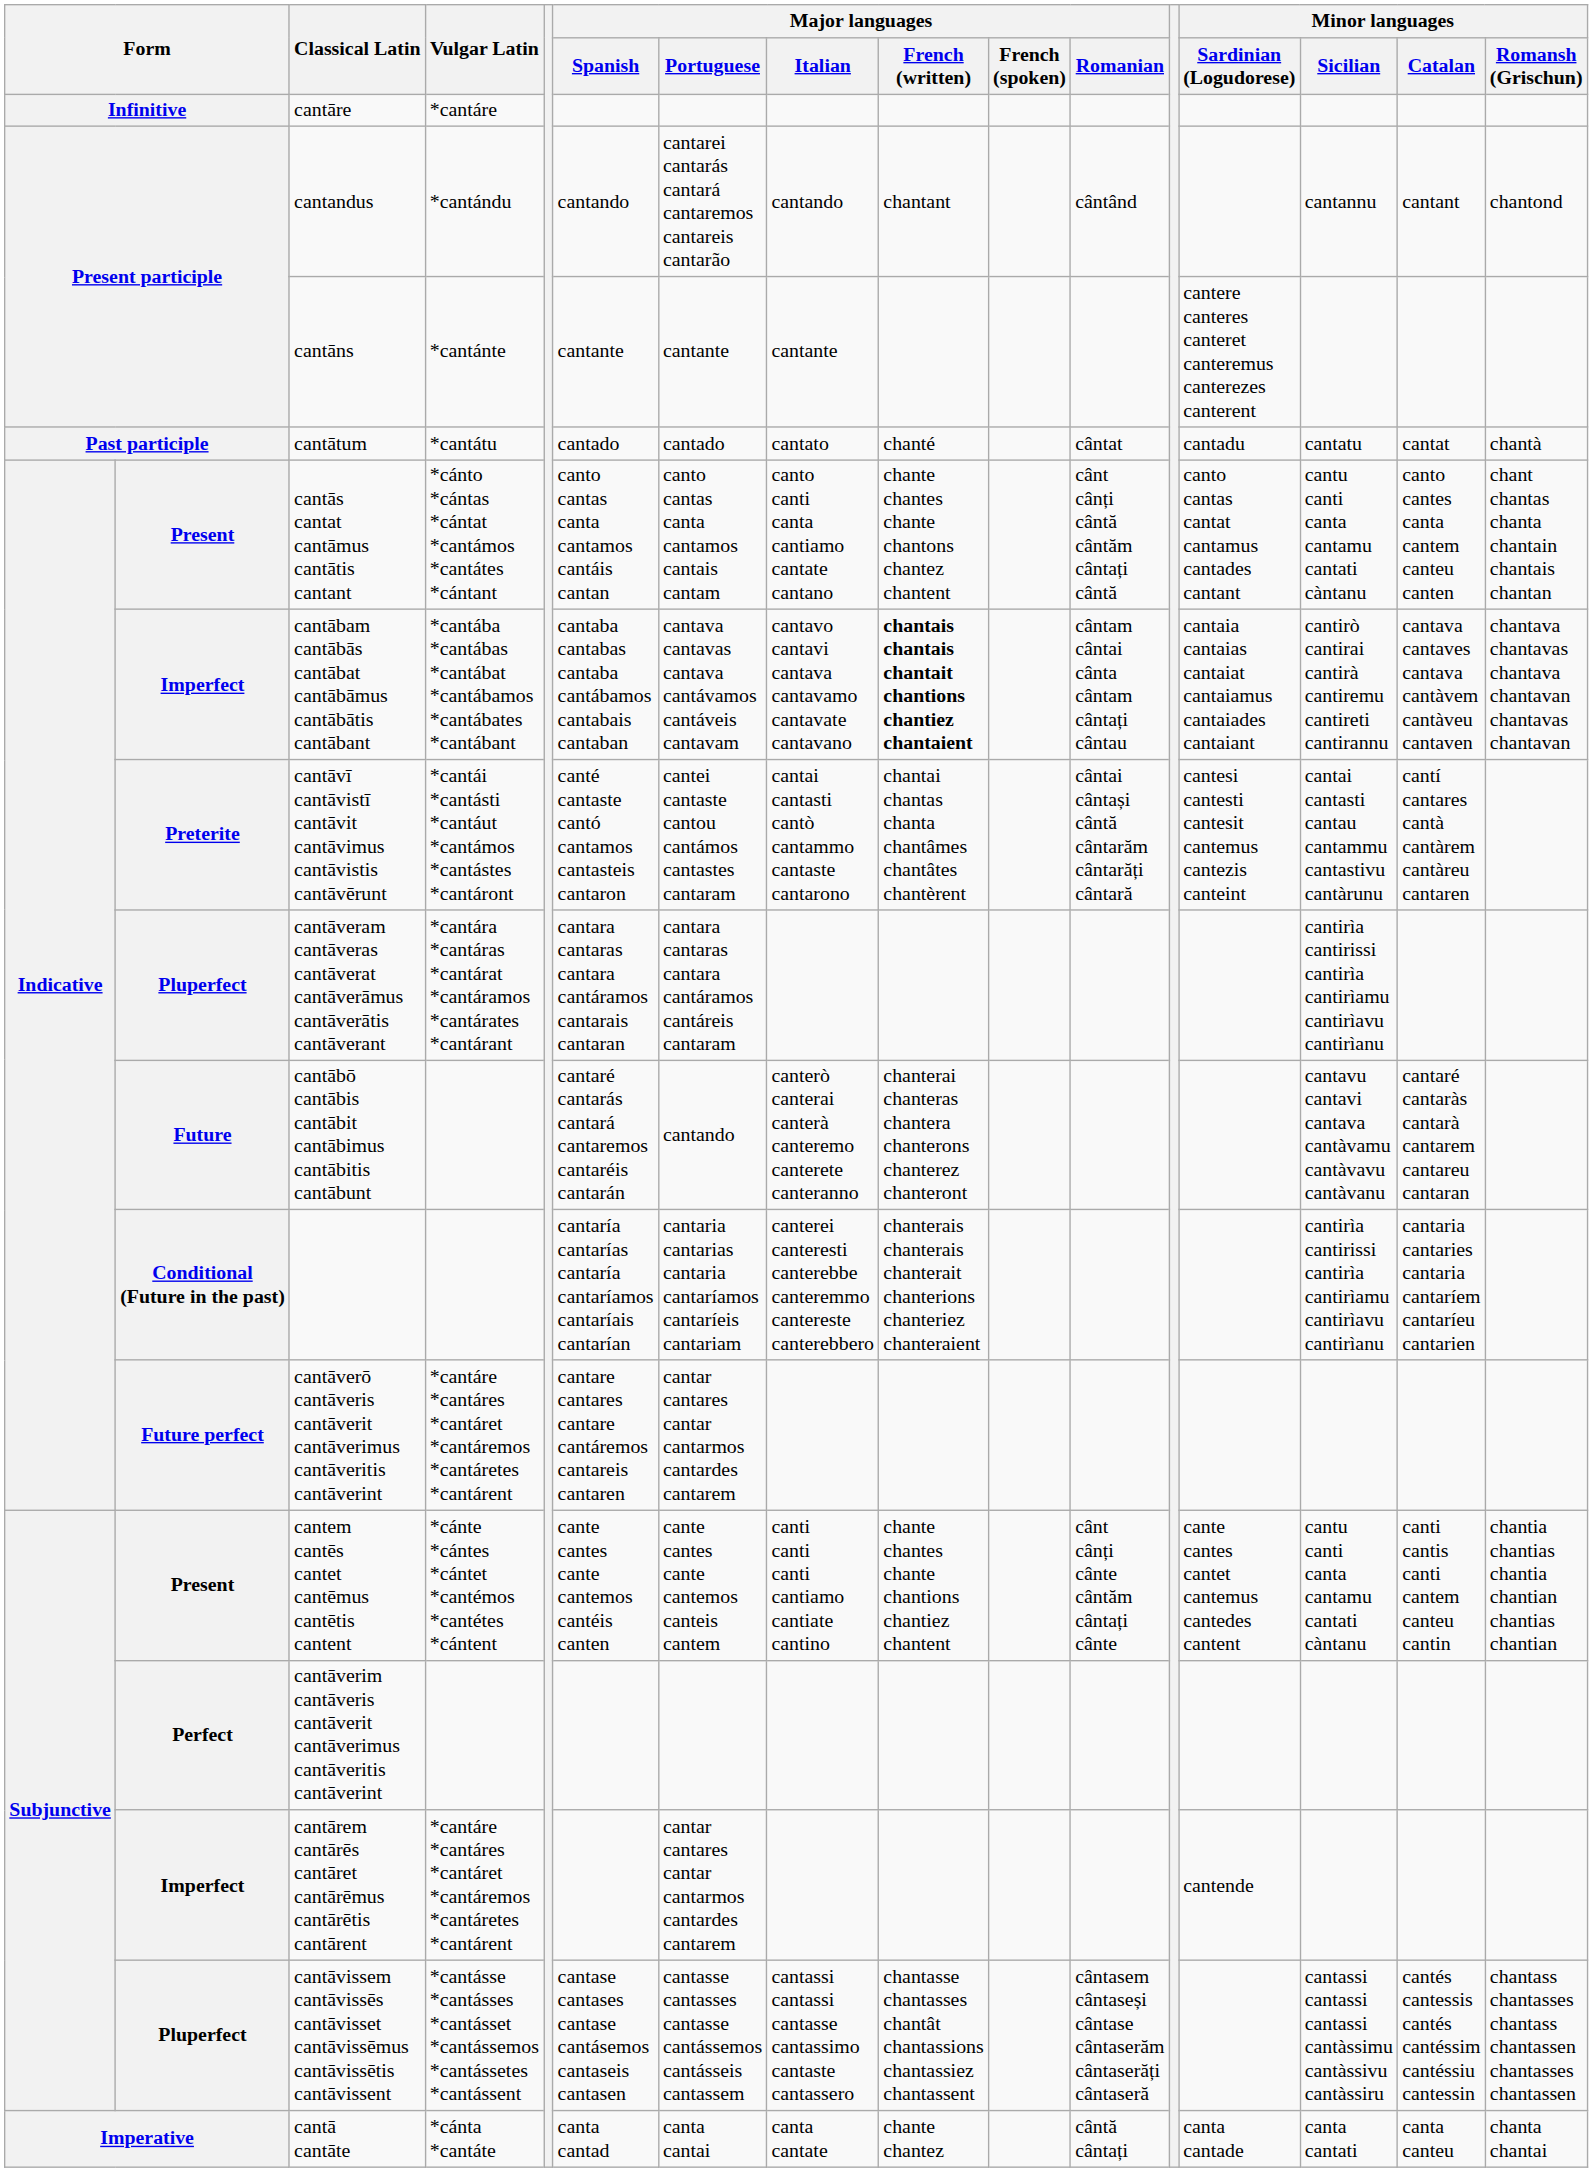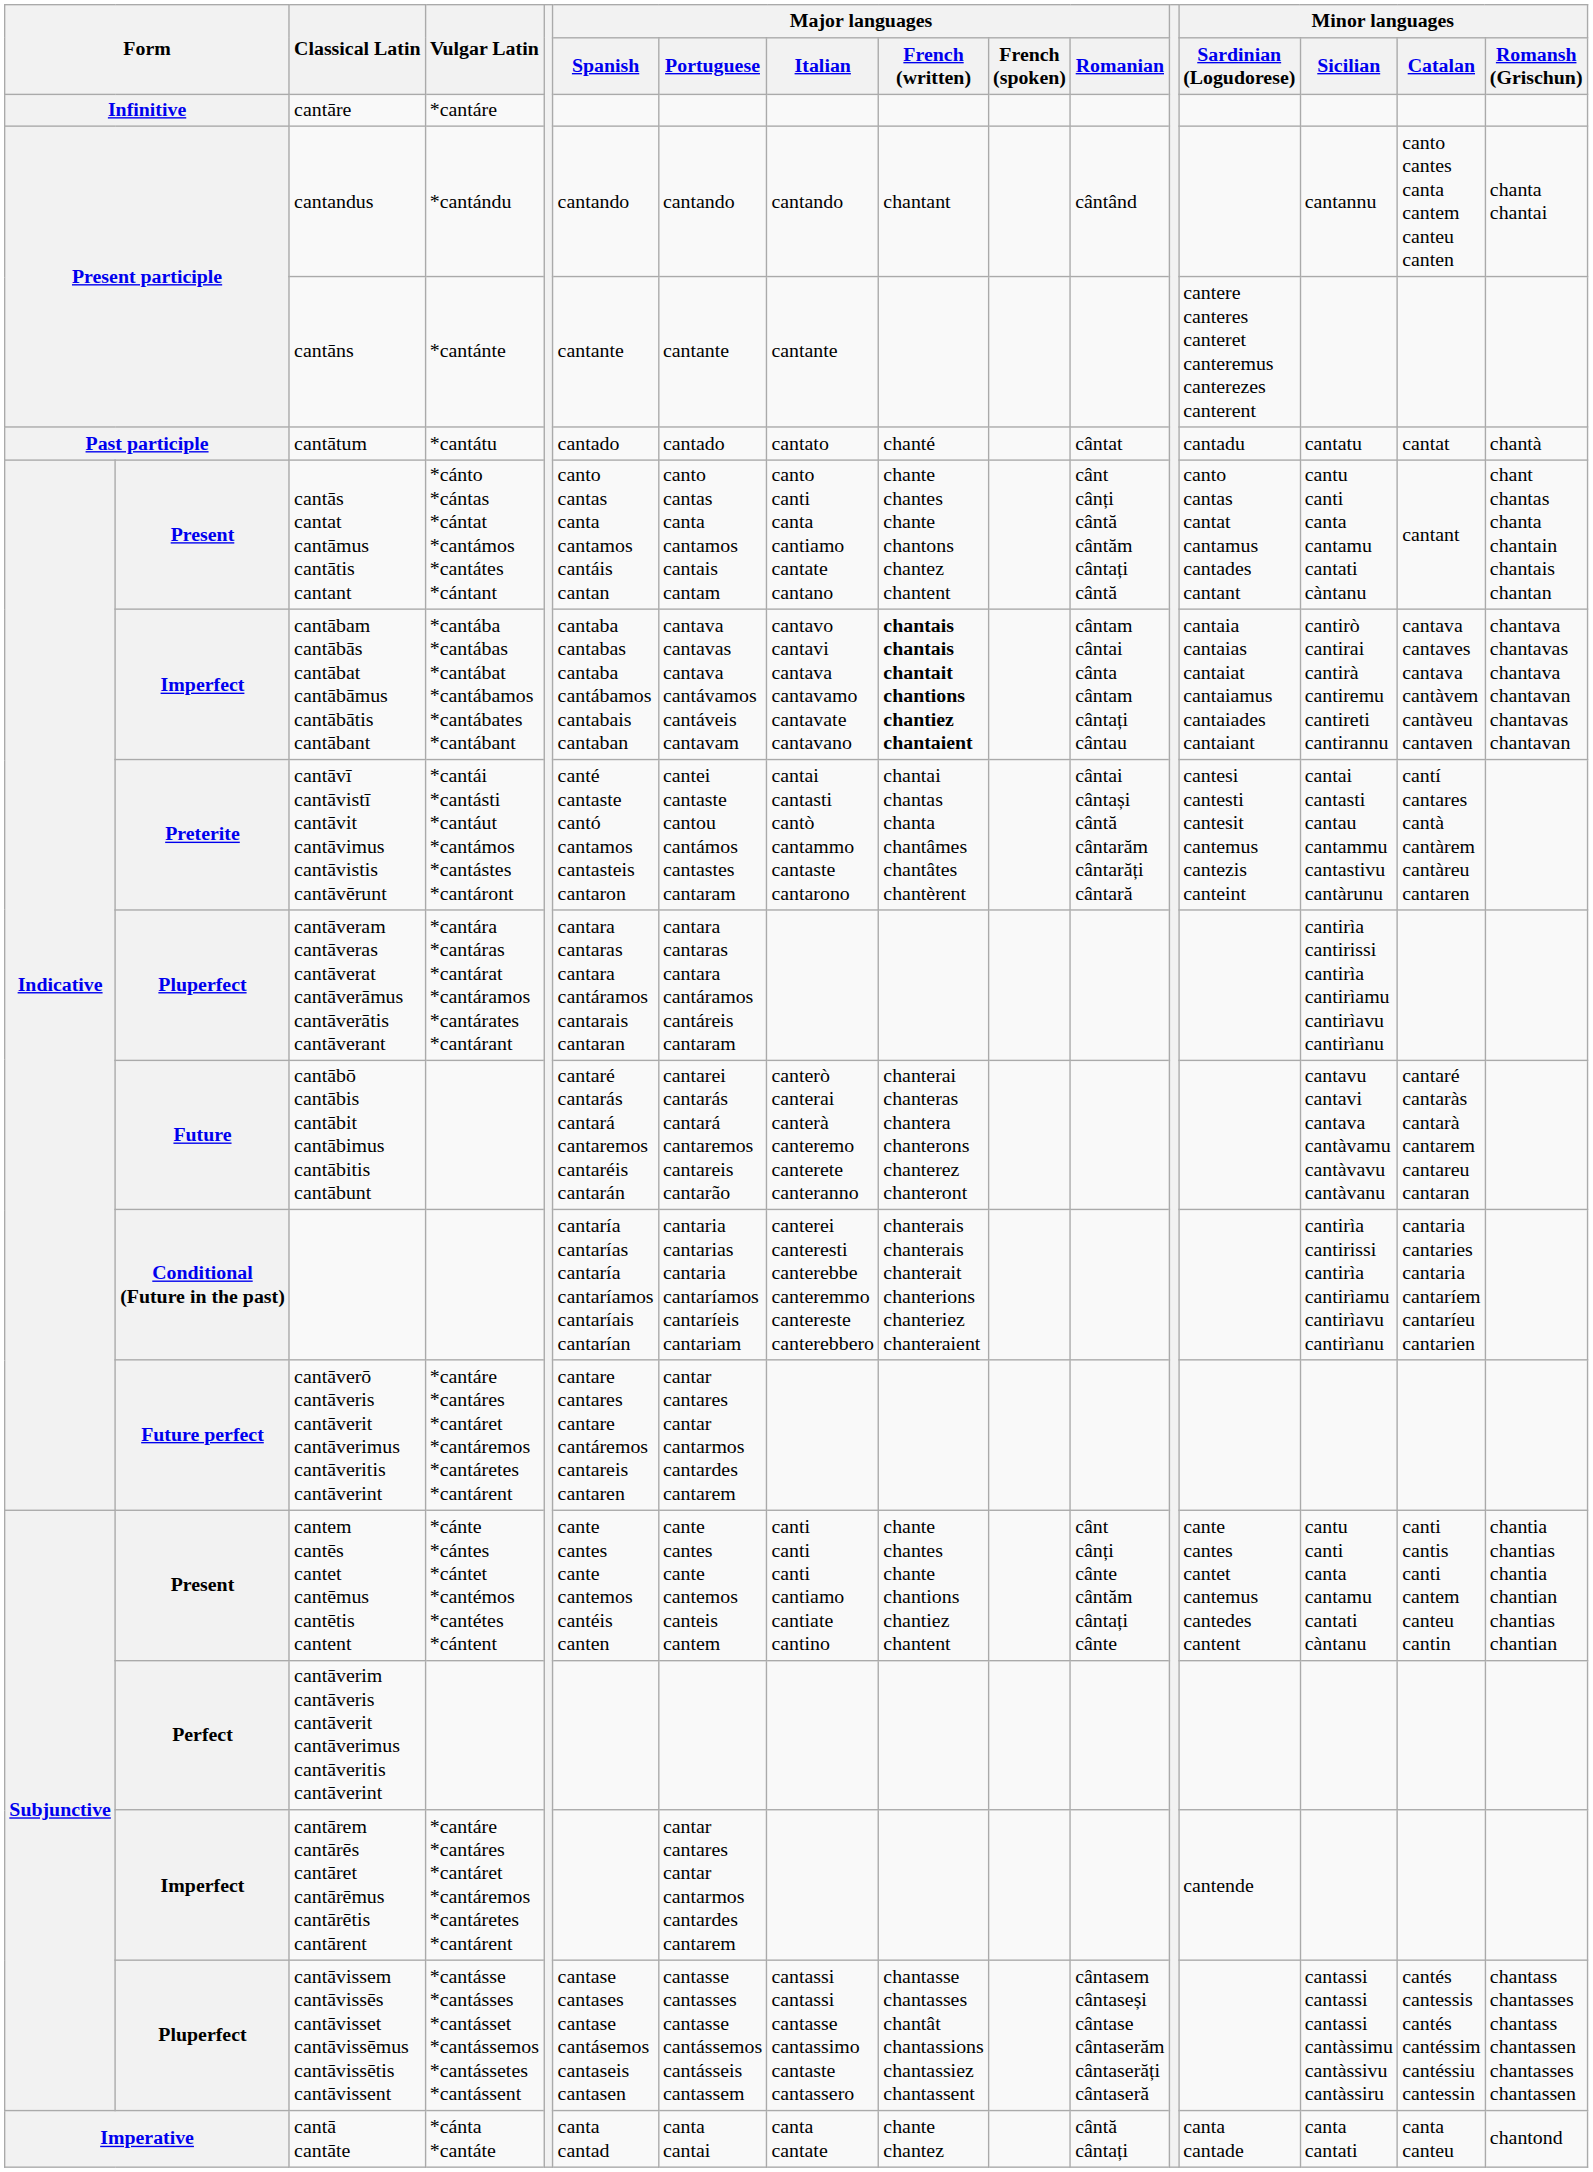(708, 201) cantarei cantarás cantará cantaremos cantareis cantarão -> (699, 201) cantando
(1431, 201) cantant -> (1431, 201) canto cantes canta cantem canteu canten
(1526, 201) chantond -> (1519, 201) chanta chantai
(1431, 534) canto cantes canta cantem canteu canten -> (1431, 534) cantant
(699, 1134) cantando -> (708, 1134) cantarei cantarás cantará cantaremos cantareis cantarão
(1519, 2138) chanta chantai -> (1526, 2138) chantond
